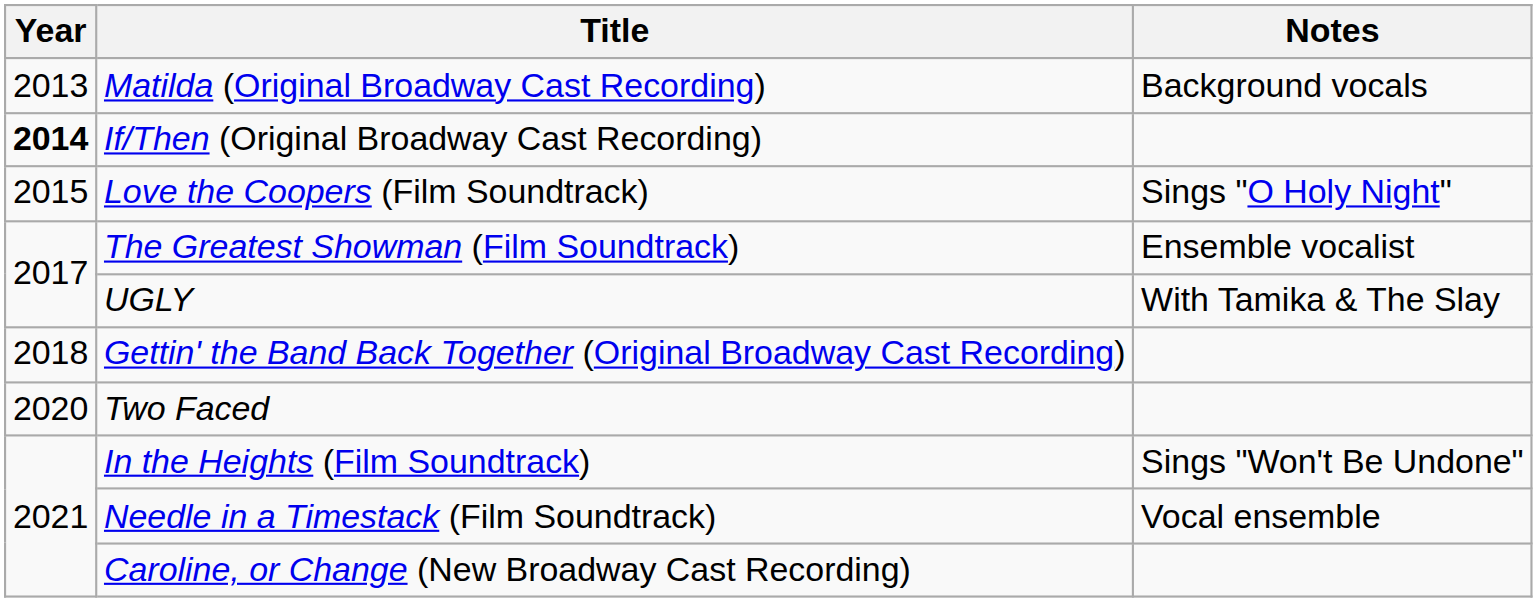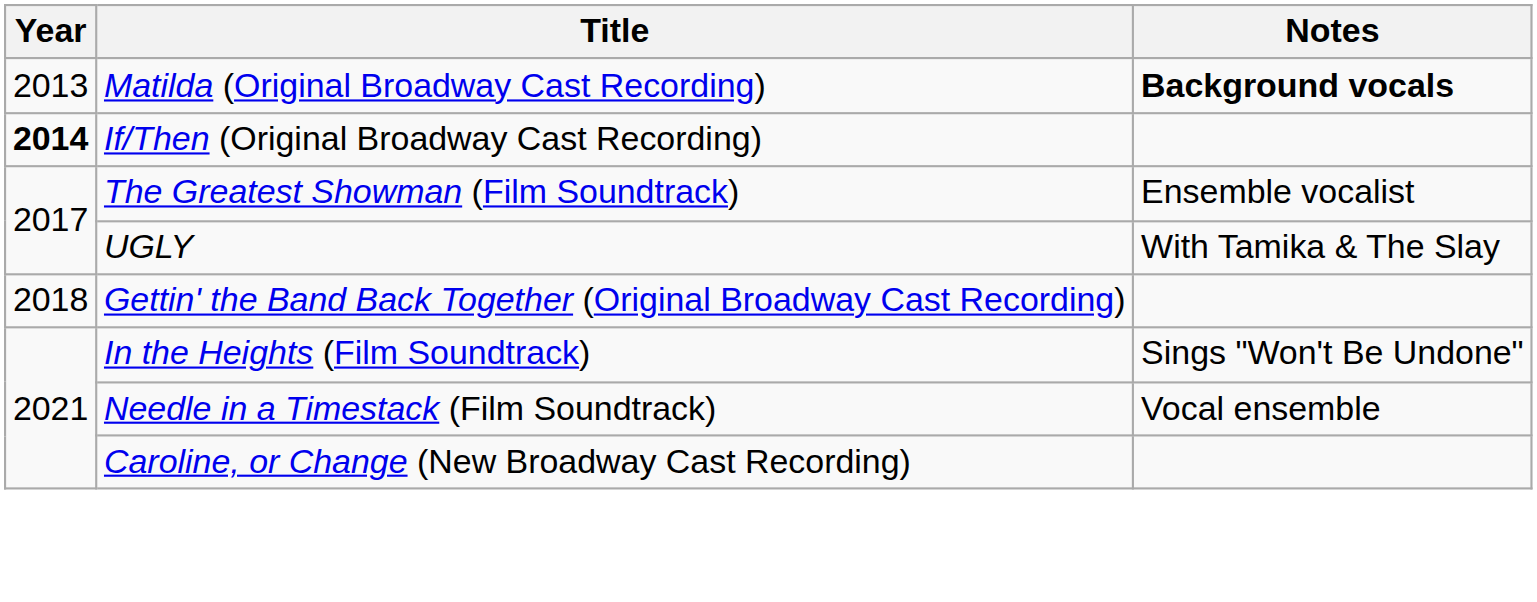(1284, 85) normal -> (1298, 85) bold
- row: (376, 192)
- row: (187, 407)
